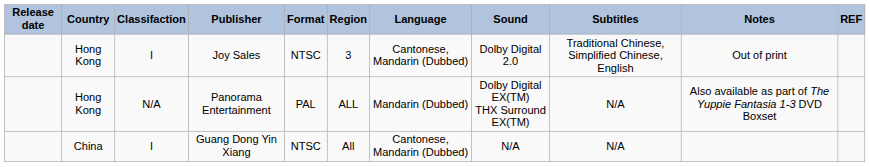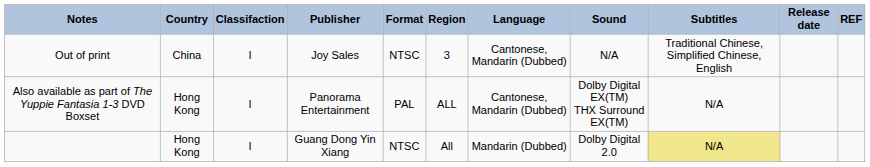columns swapped: (33, 19) <-> (760, 19)
(88, 55) Hong Kong -> (187, 55) China
(511, 55) Dolby Digital 2.0 -> (609, 55) N/A
(151, 104) N/A -> (250, 104) I
(421, 104) Mandarin (Dubbed) -> (519, 104) Cantonese, Mandarin (Dubbed)
(88, 146) China -> (187, 146) Hong Kong
(421, 146) Cantonese, Mandarin (Dubbed) -> (519, 146) Mandarin (Dubbed)
(511, 146) N/A -> (609, 146) Dolby Digital 2.0
(615, 146) no background -> (714, 146) khaki background
